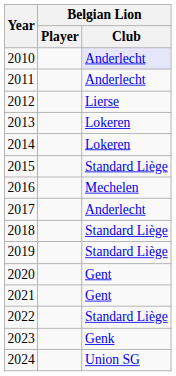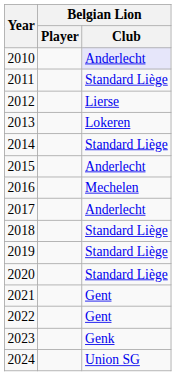(115, 79) Anderlecht -> (126, 79) Standard Liège
(108, 144) Lokeren -> (126, 144) Standard Liège
(126, 166) Standard Liège -> (115, 166) Anderlecht
(98, 274) Gent -> (126, 274) Standard Liège
(126, 317) Standard Liège -> (98, 317) Gent
